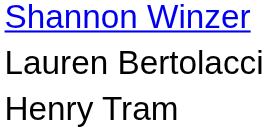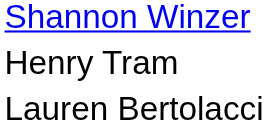rows swapped: (134, 63) <-> (91, 108)
